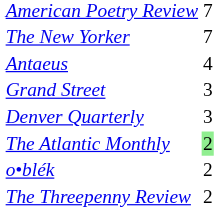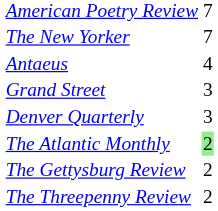+ row: (96, 170)
- row: (30, 170)
